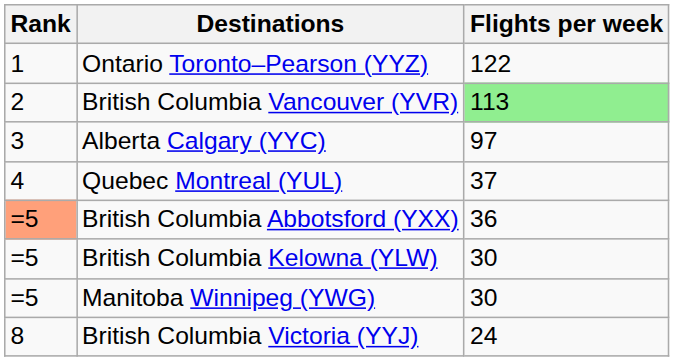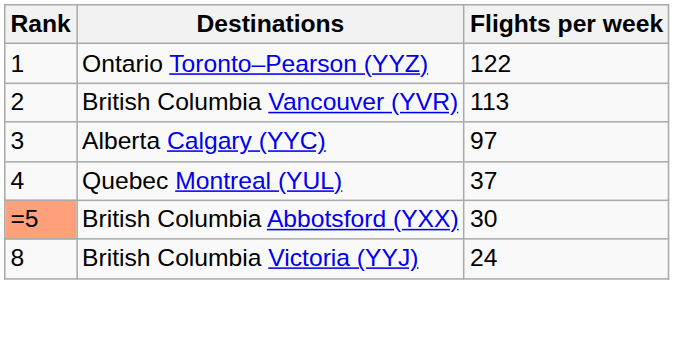(490, 102) lightgreen background -> (490, 102) no background
(484, 219) 36 -> (484, 219) 30
- row: (260, 258)
- row: (229, 297)
